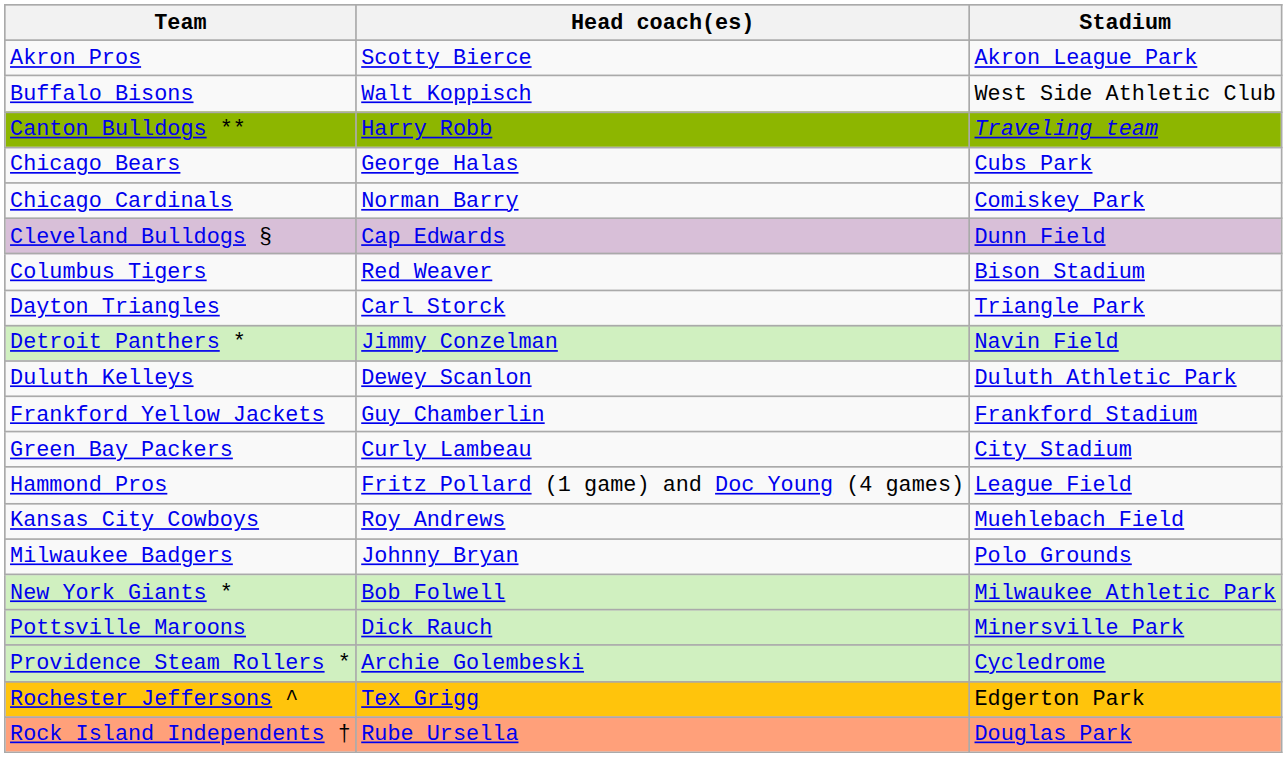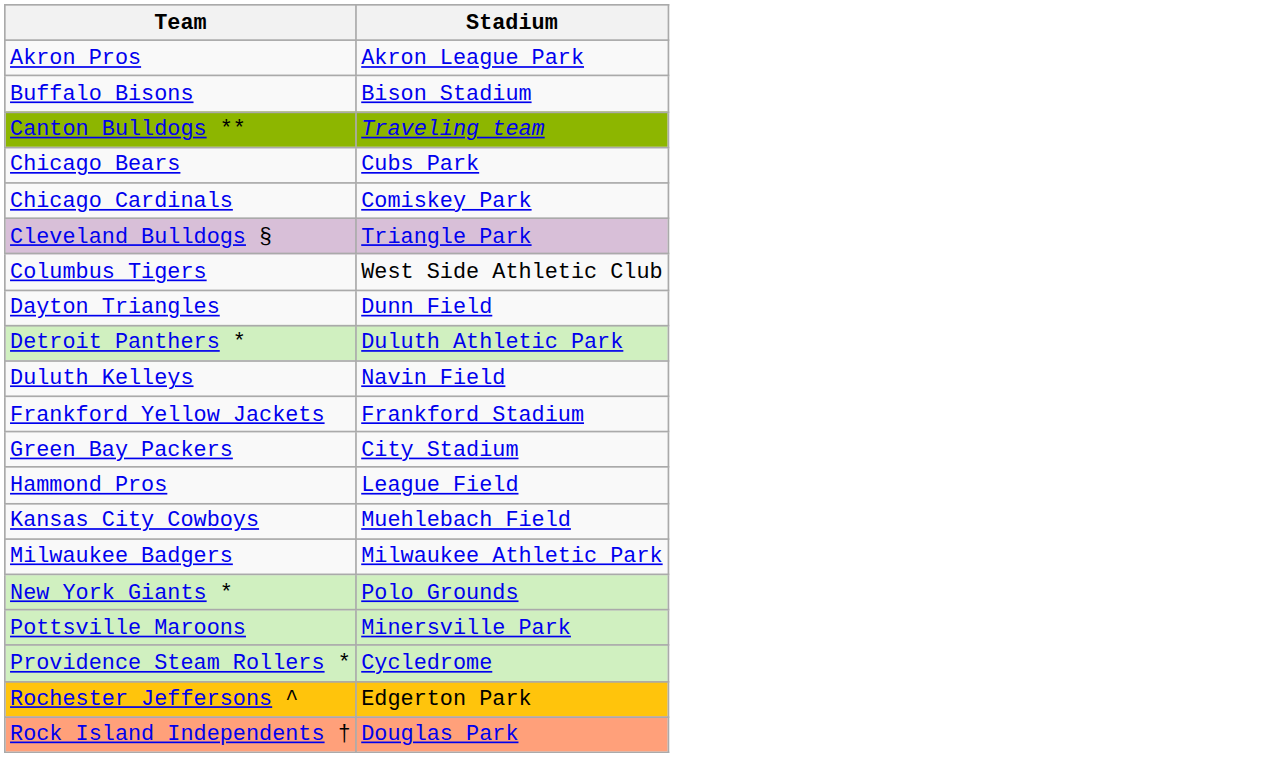- column: (663, 23)
(1125, 94) West Side Athletic Club -> (446, 94) Bison Stadium
(1040, 236) Dunn Field -> (446, 236) Triangle Park
(1060, 272) Bison Stadium -> (512, 272) West Side Athletic Club
(1060, 307) Triangle Park -> (427, 307) Dunn Field
(1047, 343) Navin Field -> (492, 343) Duluth Athletic Park
(1106, 379) Duluth Athletic Park -> (433, 379) Navin Field
(1053, 557) Polo Grounds -> (512, 557) Milwaukee Athletic Park
(1125, 592) Milwaukee Athletic Park -> (440, 592) Polo Grounds
